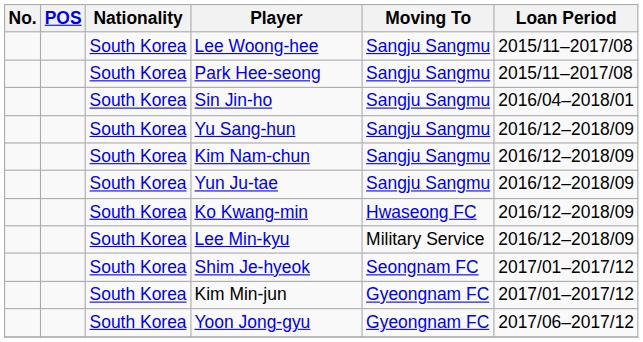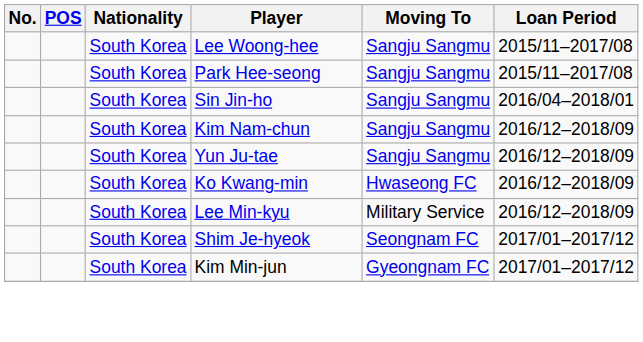- row: (245, 128)
- row: (252, 322)
